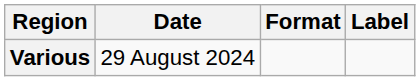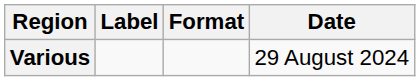columns swapped: (178, 22) <-> (380, 22)
